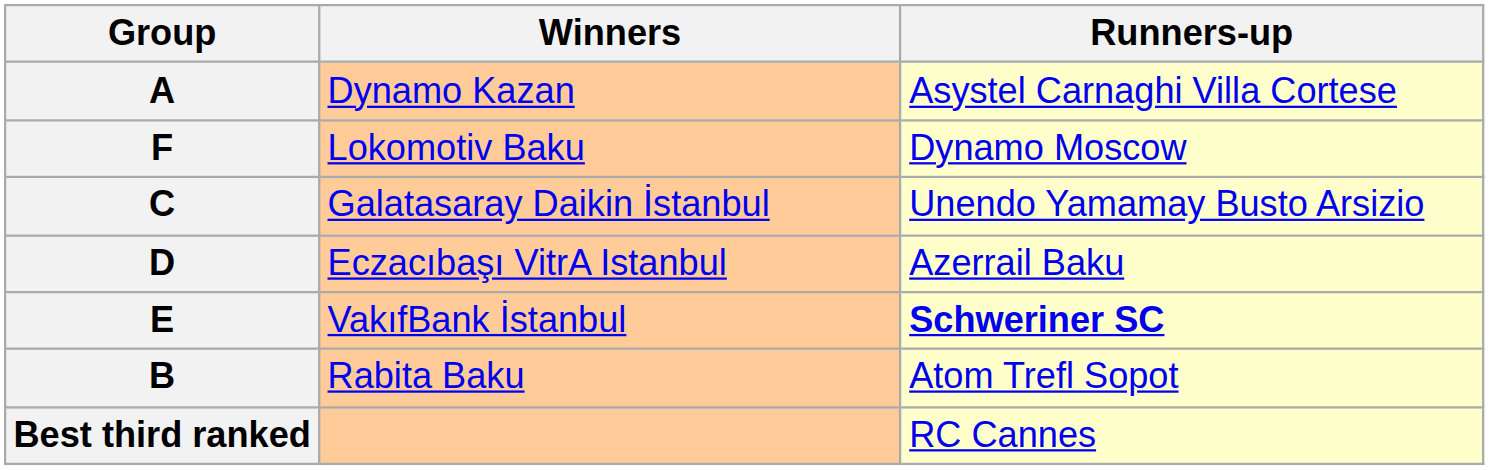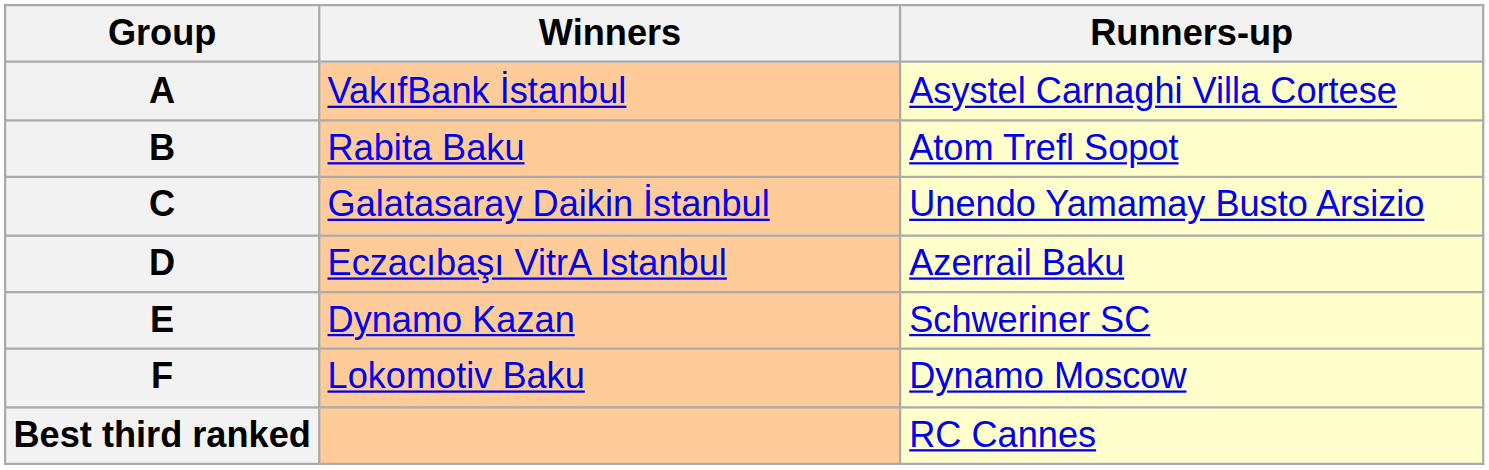(451, 90) Dynamo Kazan -> (477, 90) VakıfBank İstanbul
rows swapped: (162, 377) <-> (162, 147)
(477, 319) VakıfBank İstanbul -> (451, 319) Dynamo Kazan
(1037, 319) bold -> (1030, 319) normal
